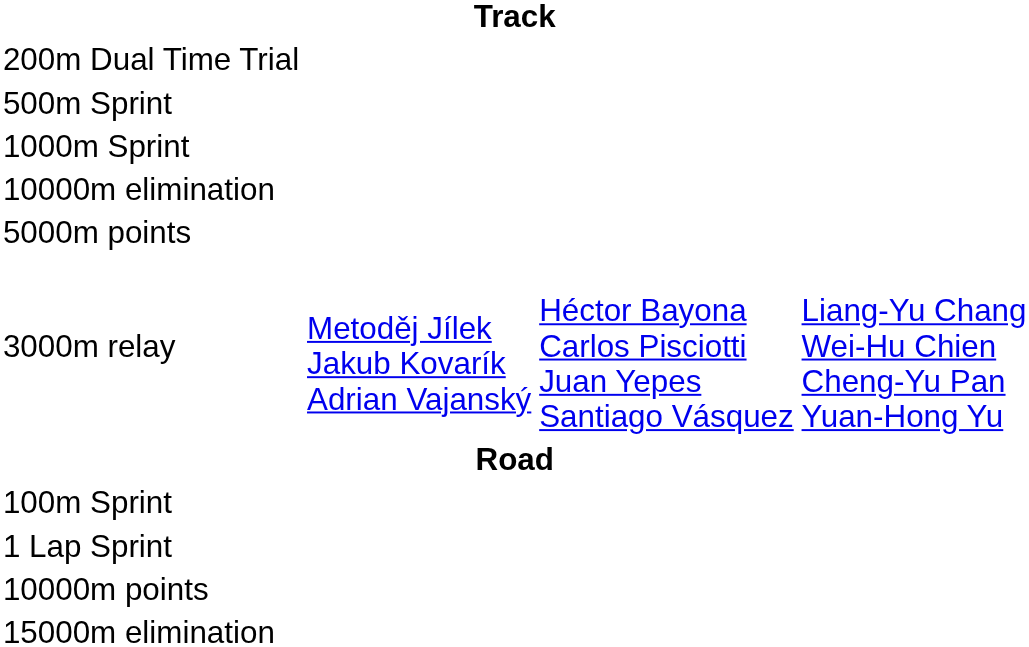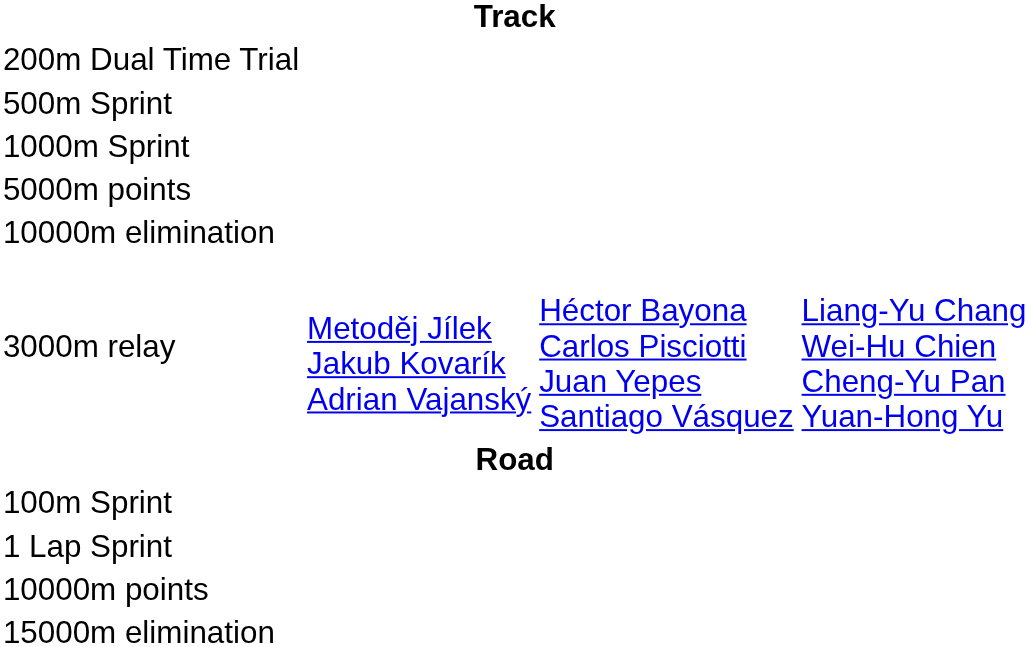rows swapped: (97, 232) <-> (139, 189)
